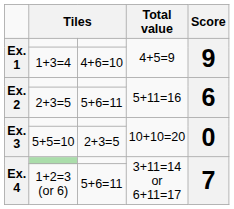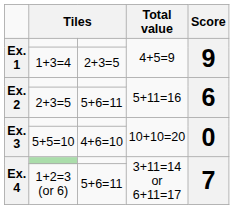(102, 63) 4+6=10 -> (102, 63) 2+3=5
(102, 142) 2+3=5 -> (102, 142) 4+6=10
